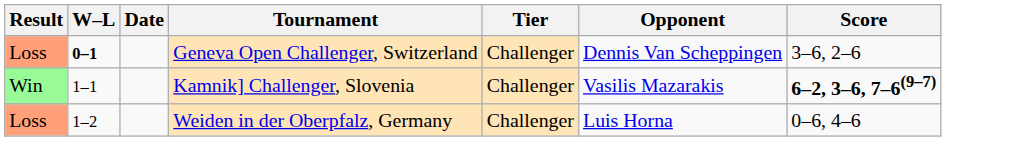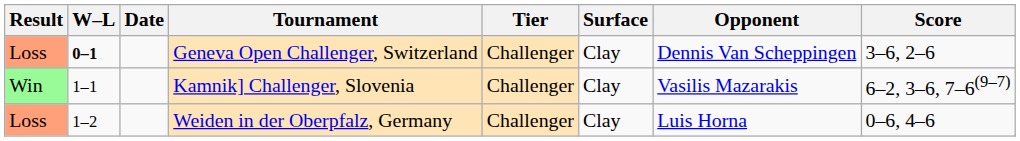+ column: (616, 20)
(864, 85) bold -> (938, 85) normal
